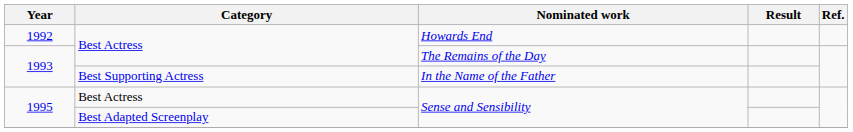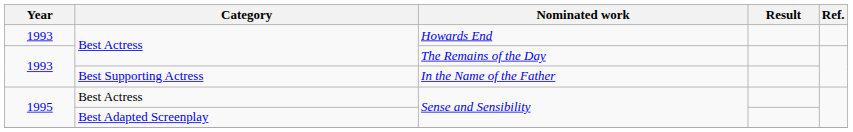(40, 35) 1992 -> (40, 35) 1993
